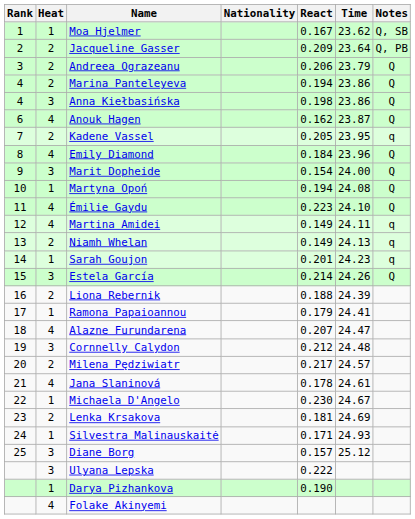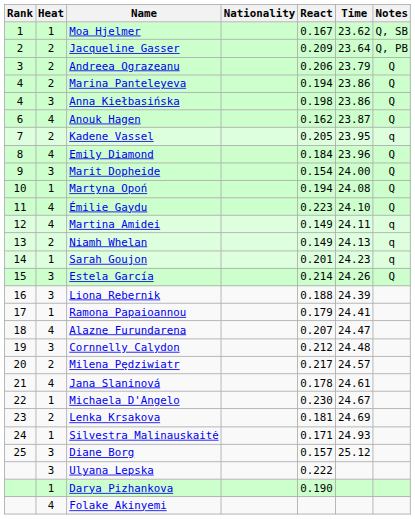(51, 295) 2 -> (51, 295) 3
